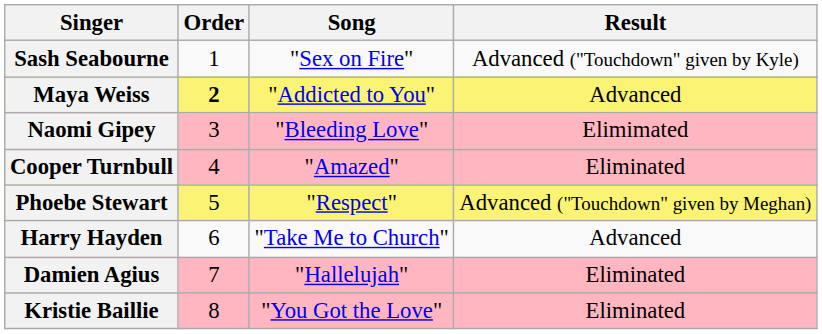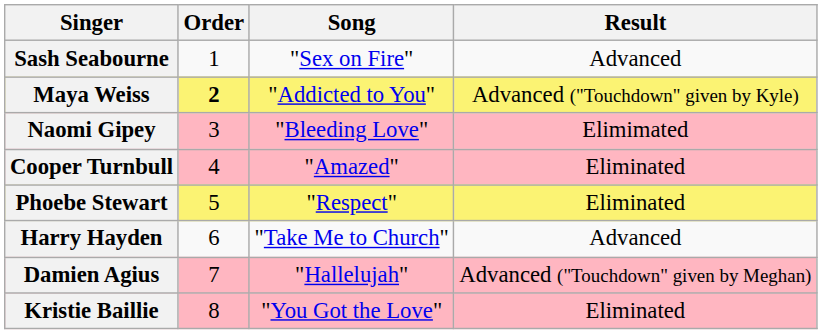(635, 58) Advanced ("Touchdown" given by Kyle) -> (635, 58) Advanced
(635, 94) Advanced -> (635, 94) Advanced ("Touchdown" given by Kyle)
(635, 202) Advanced ("Touchdown" given by Meghan) -> (635, 202) Eliminated
(635, 274) Eliminated -> (635, 274) Advanced ("Touchdown" given by Meghan)
